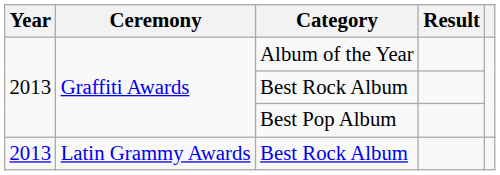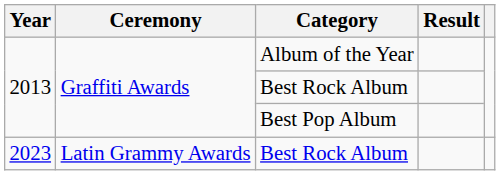(30, 152) 2013 -> (30, 152) 2023
